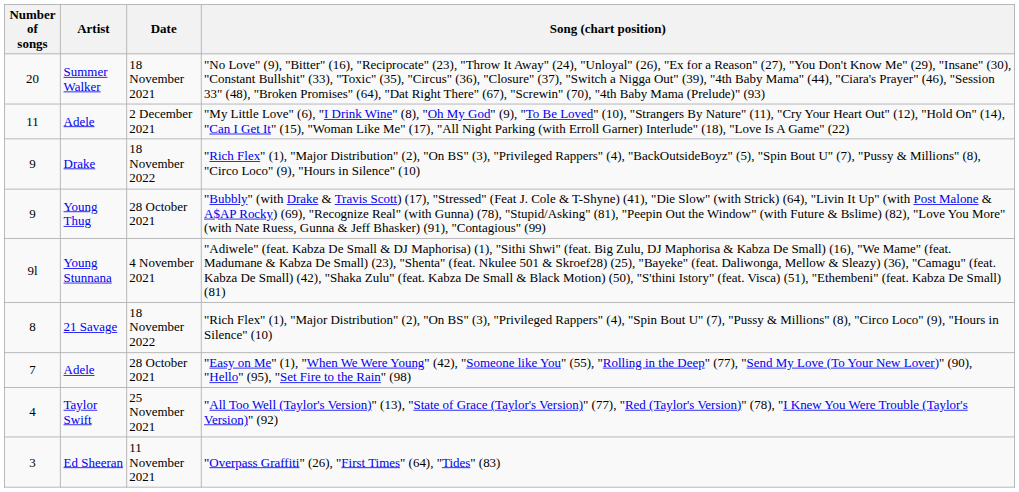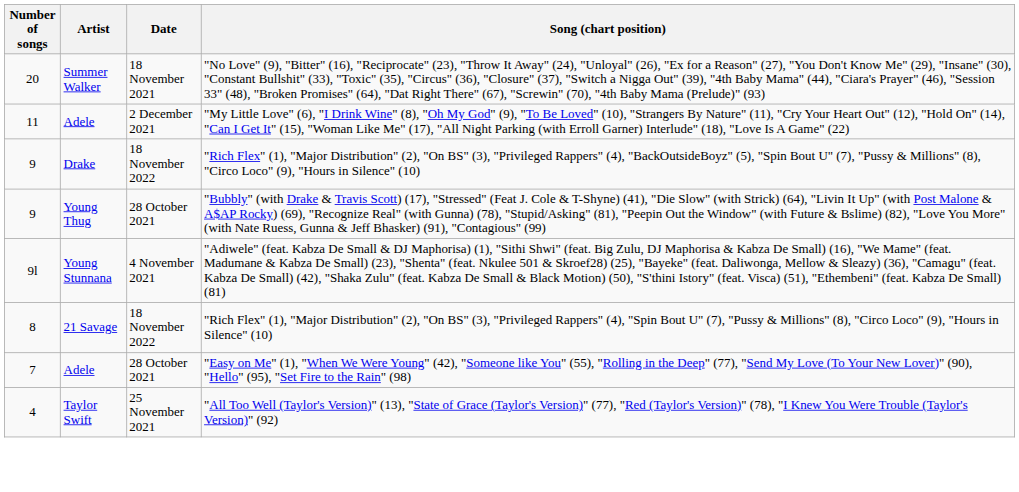- row: (352, 462)
